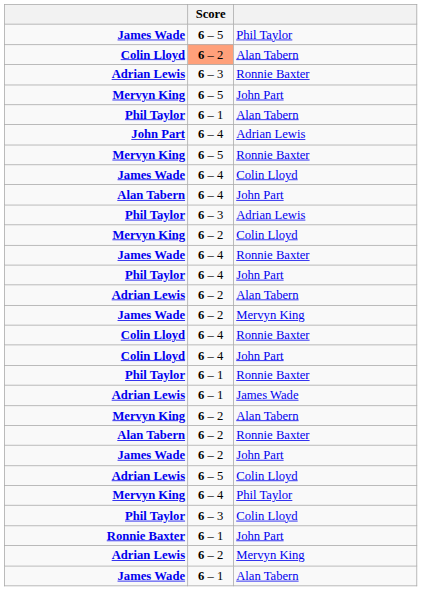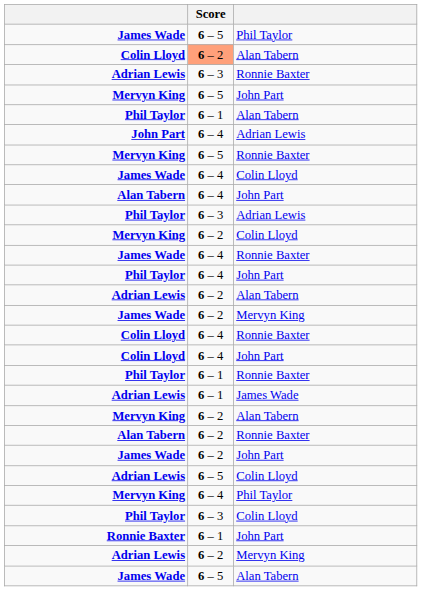(211, 575) 6 – 1 -> (211, 575) 6 – 5
